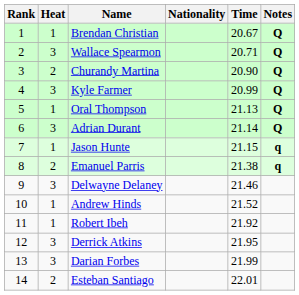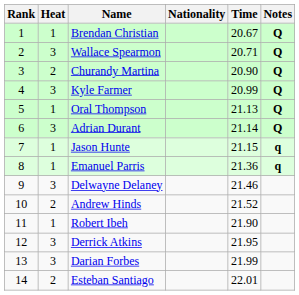(53, 166) 2 -> (53, 166) 1
(244, 166) 21.38 -> (244, 166) 21.36
(53, 204) 1 -> (53, 204) 2
(244, 223) 21.92 -> (244, 223) 21.90
